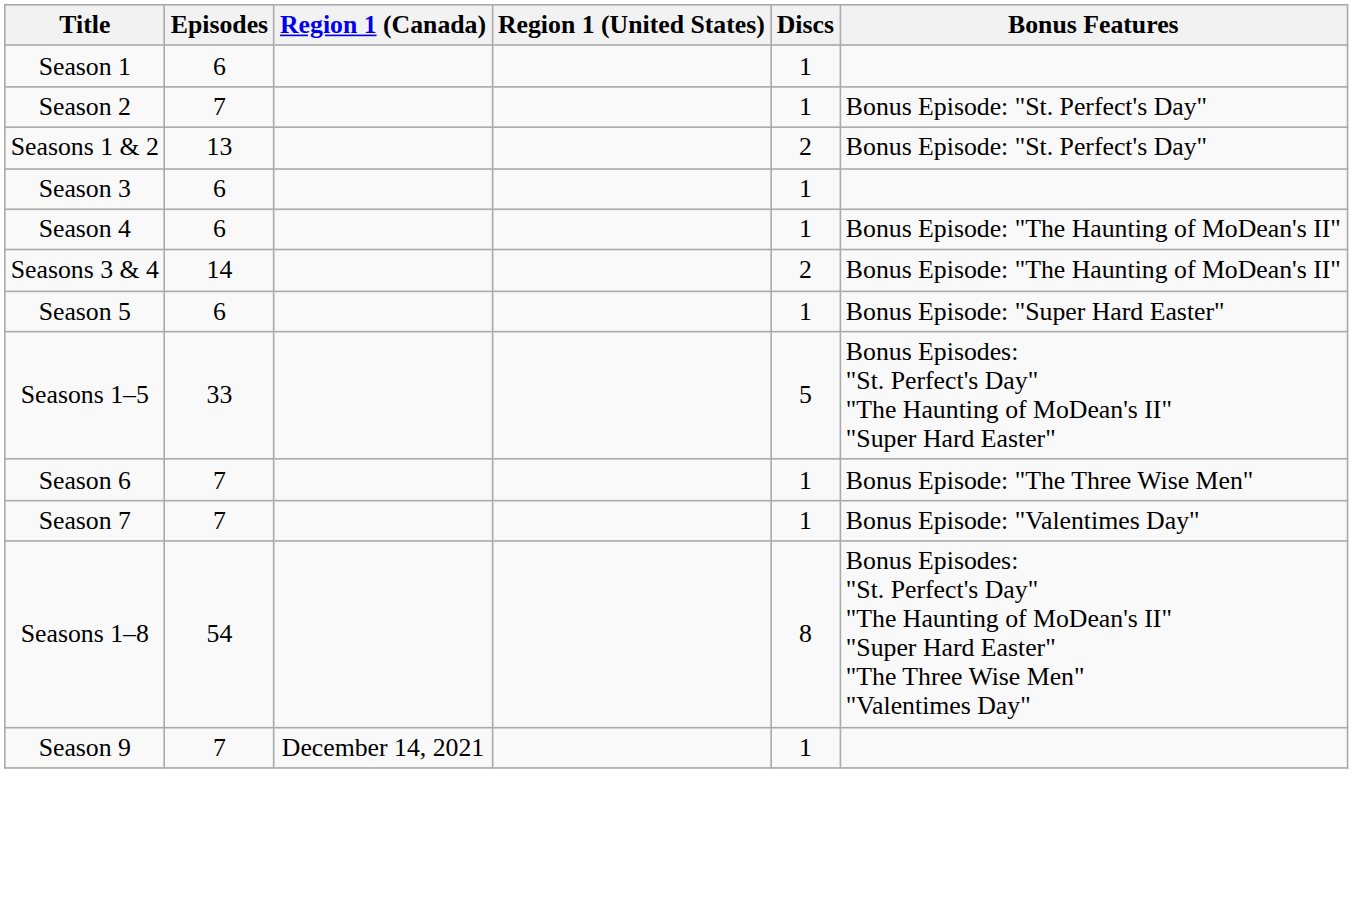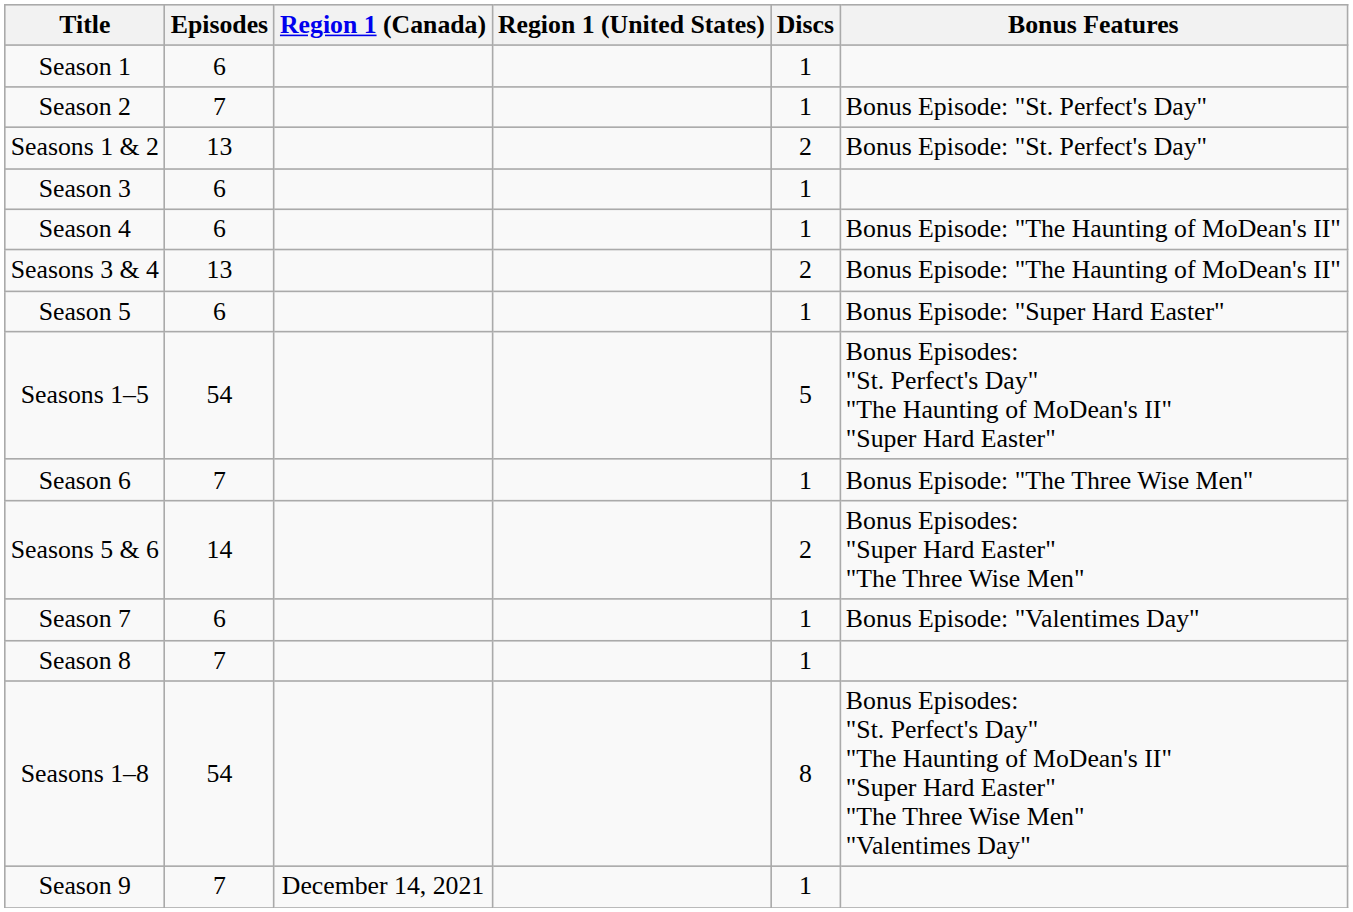(219, 270) 14 -> (219, 270) 13
(219, 395) 33 -> (219, 395) 54
+ row: (85, 549)
(219, 520) 7 -> (219, 619) 6
+ row: (85, 660)
